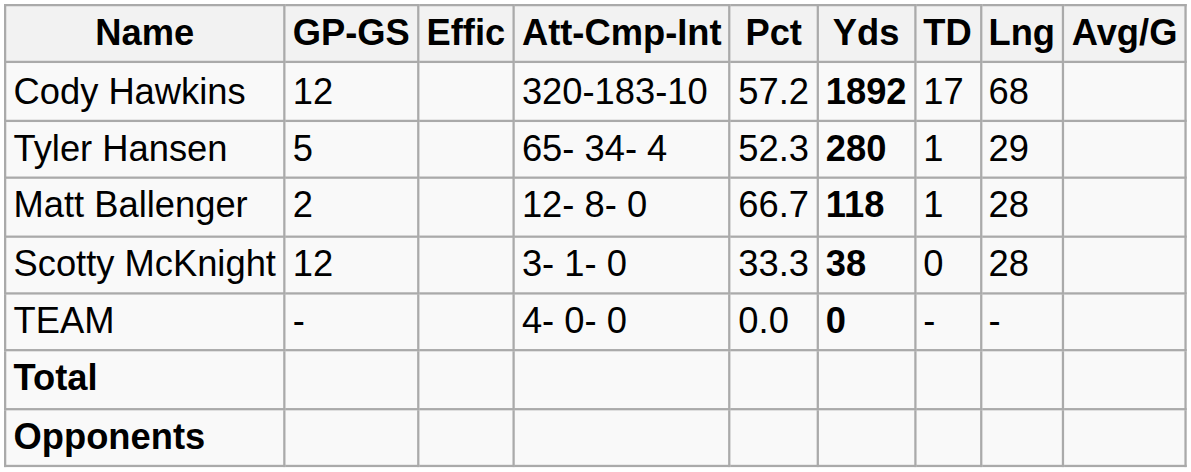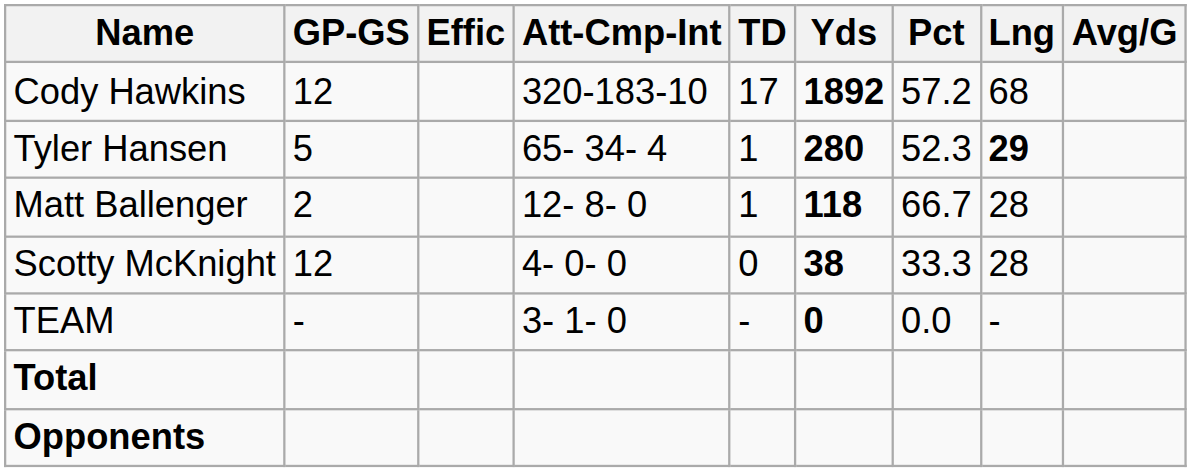columns swapped: (774, 33) <-> (948, 33)
(1009, 148) normal -> (1009, 148) bold
(574, 263) 3- 1- 0 -> (574, 263) 4- 0- 0
(574, 321) 4- 0- 0 -> (574, 321) 3- 1- 0
